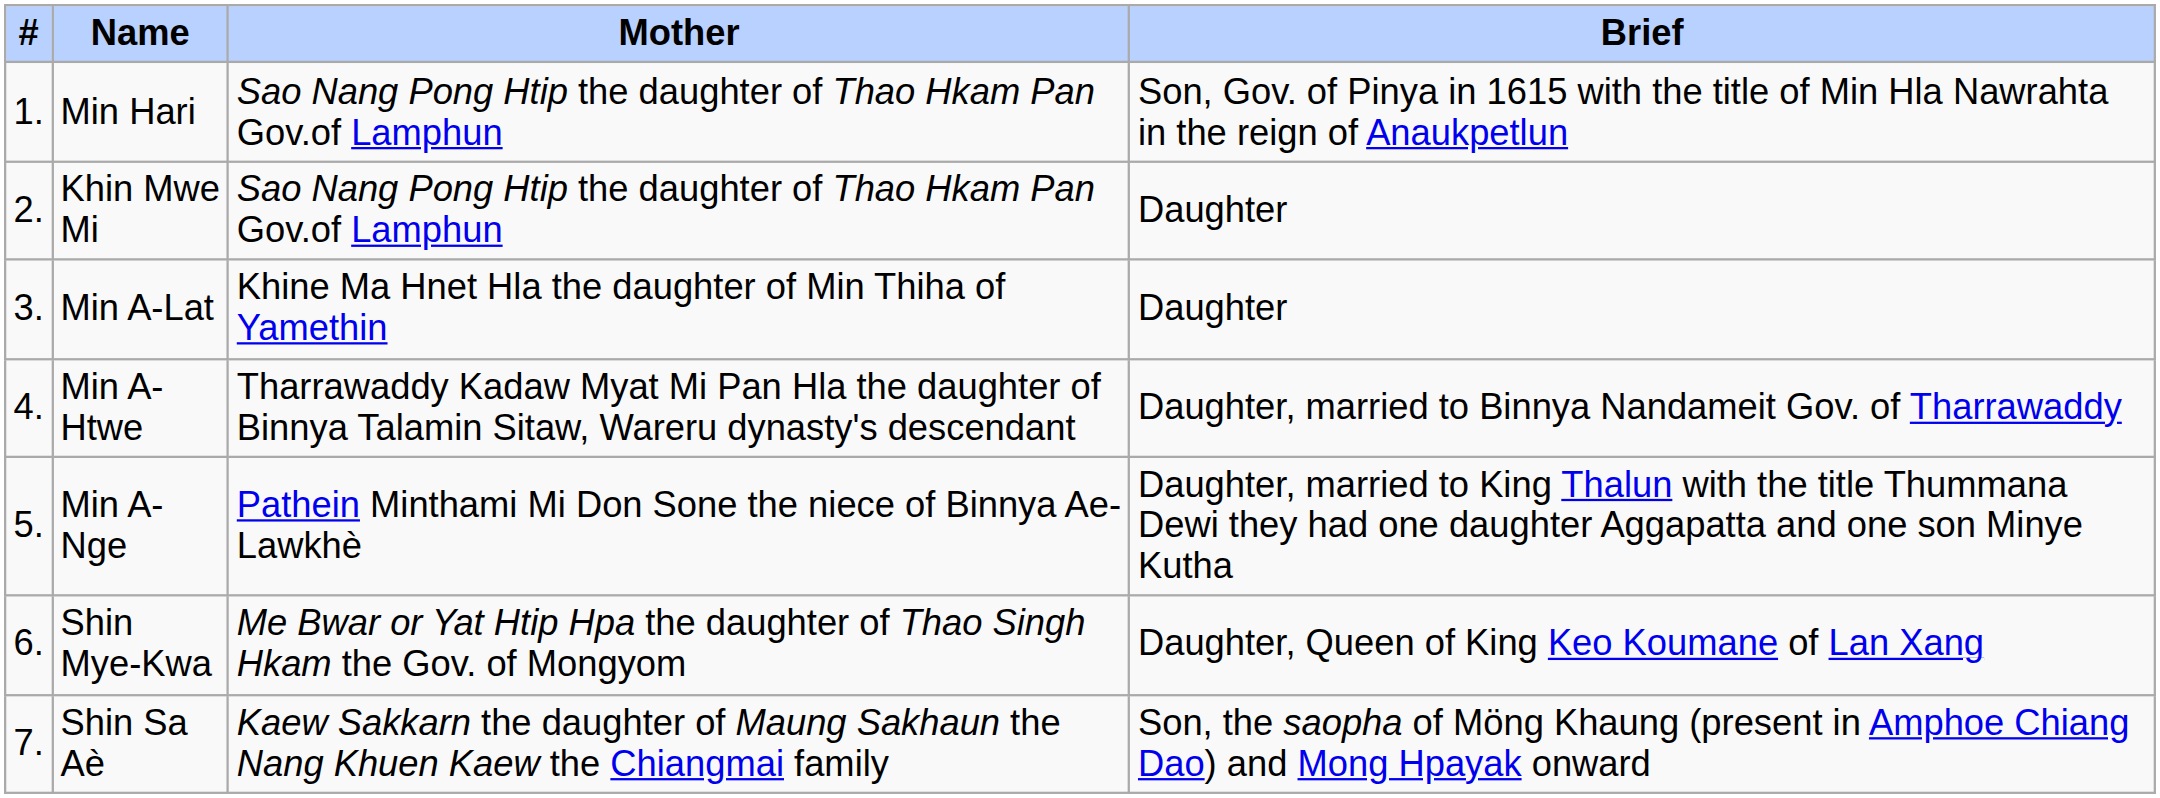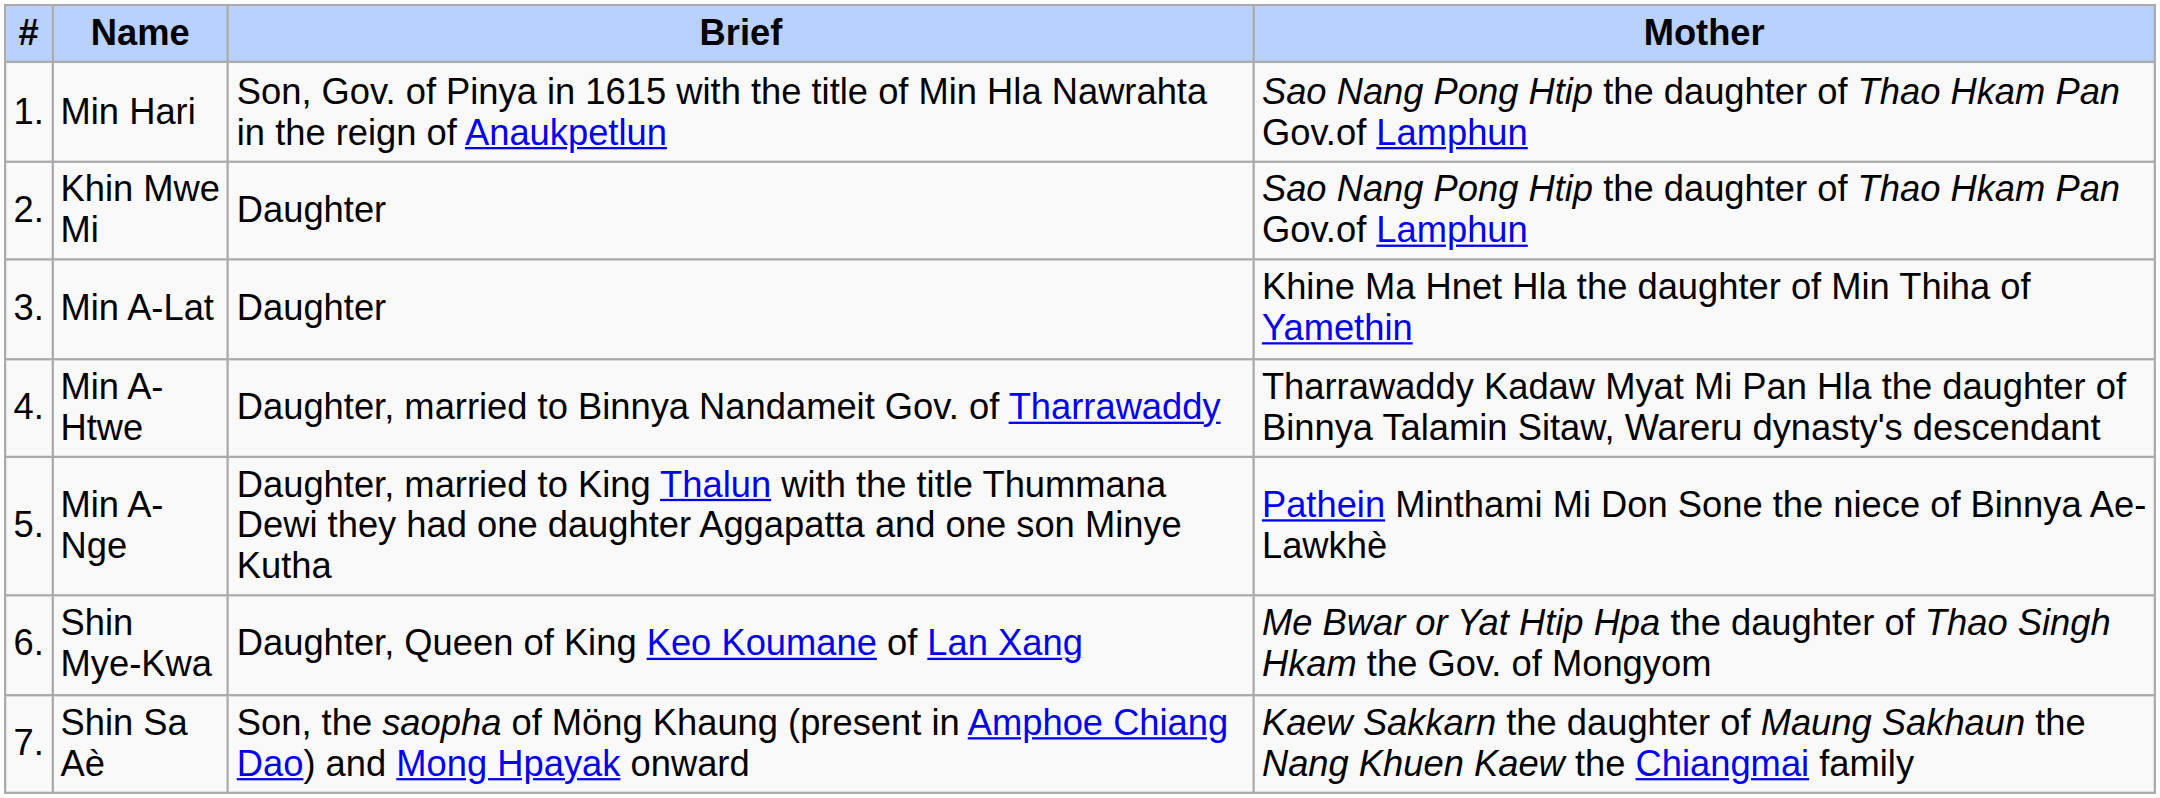columns swapped: (679, 33) <-> (1642, 33)
